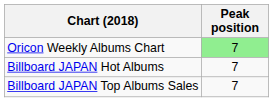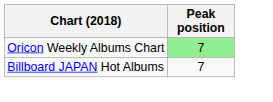- row: (103, 86)
